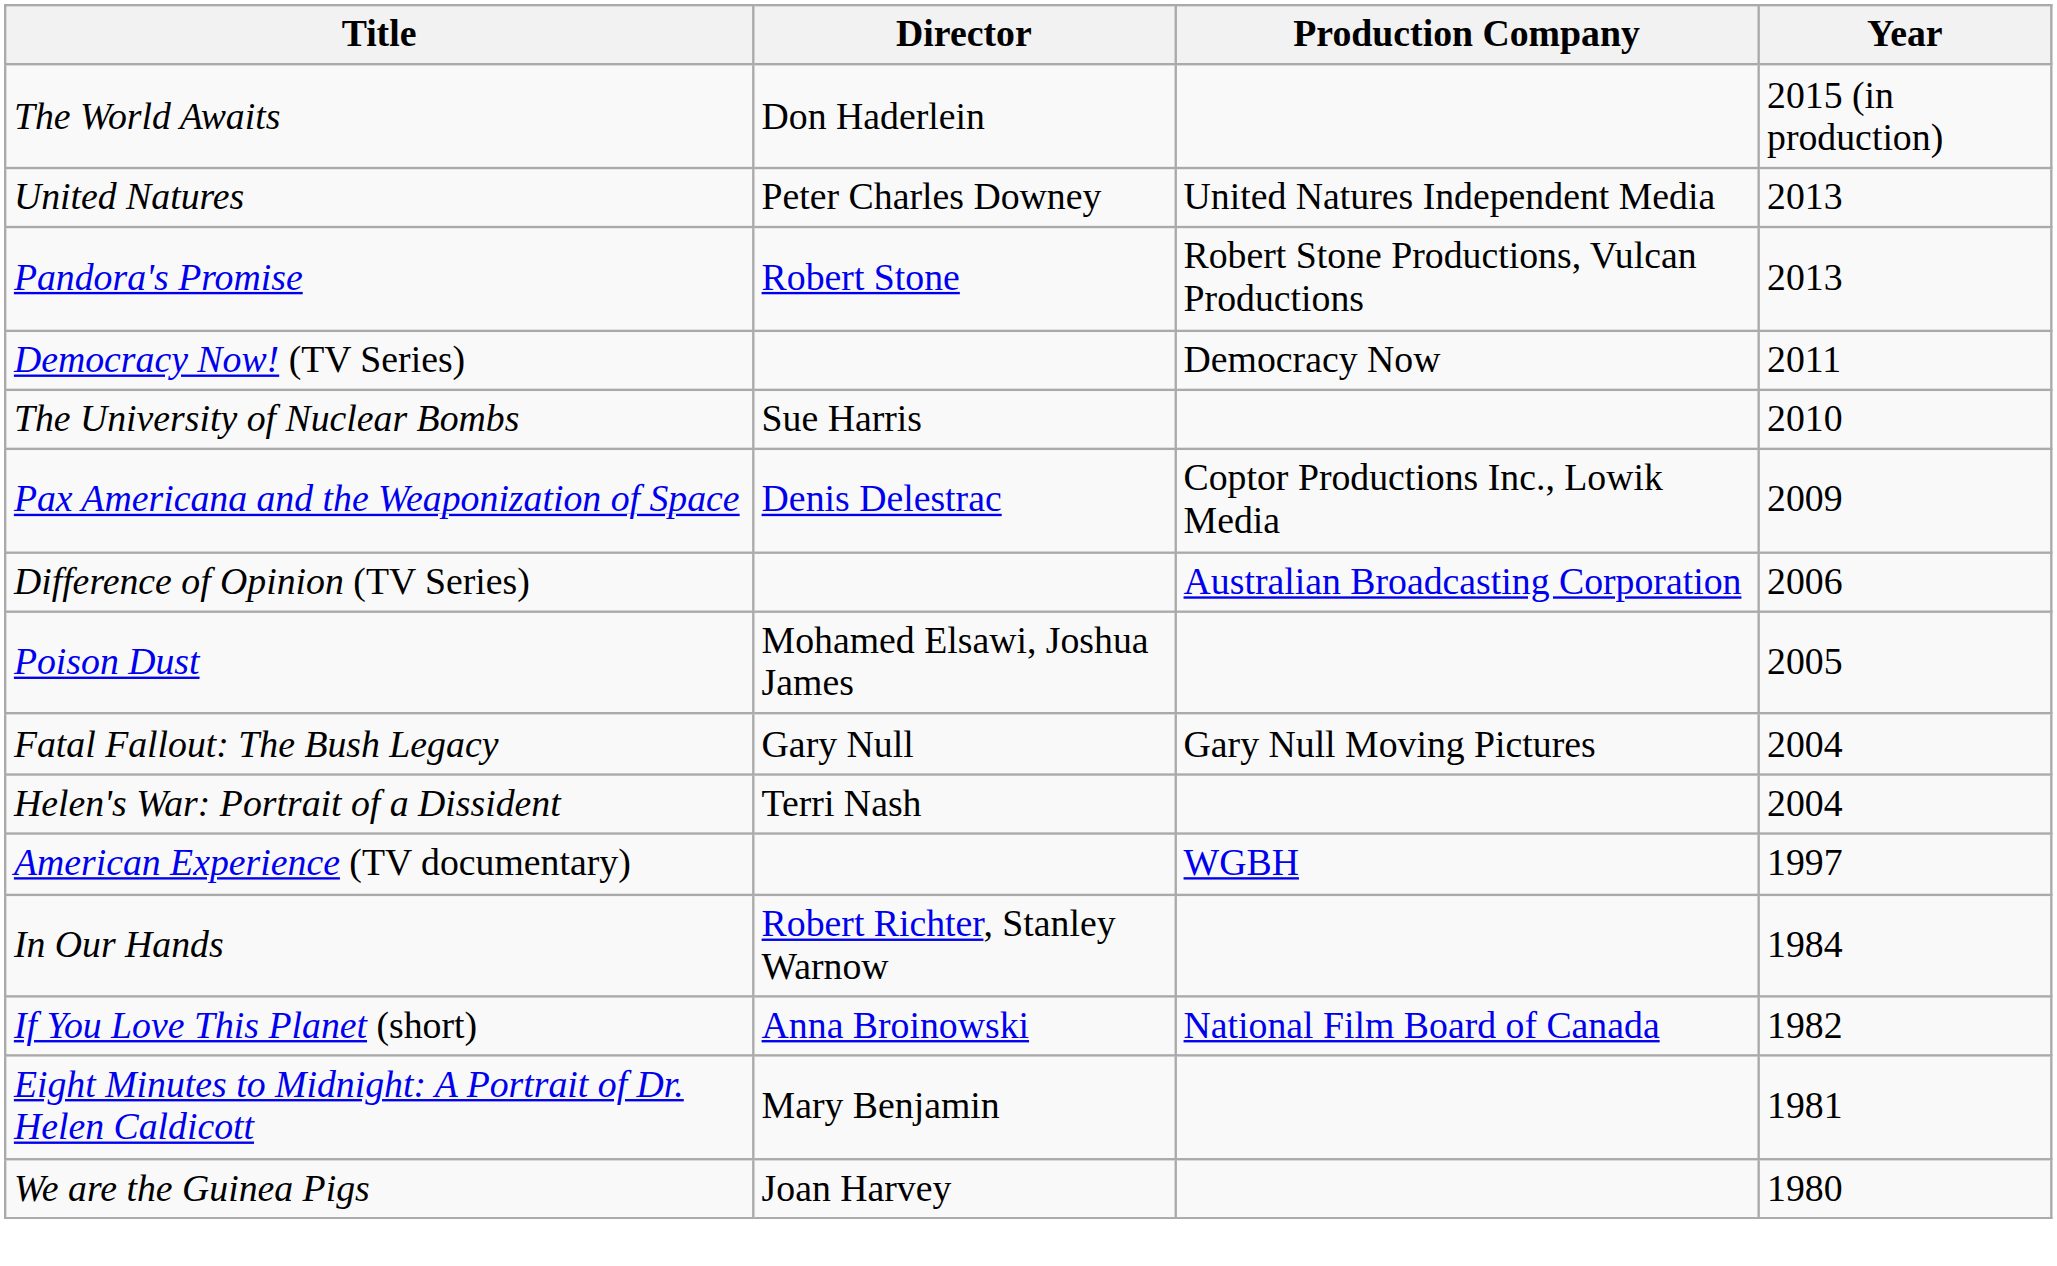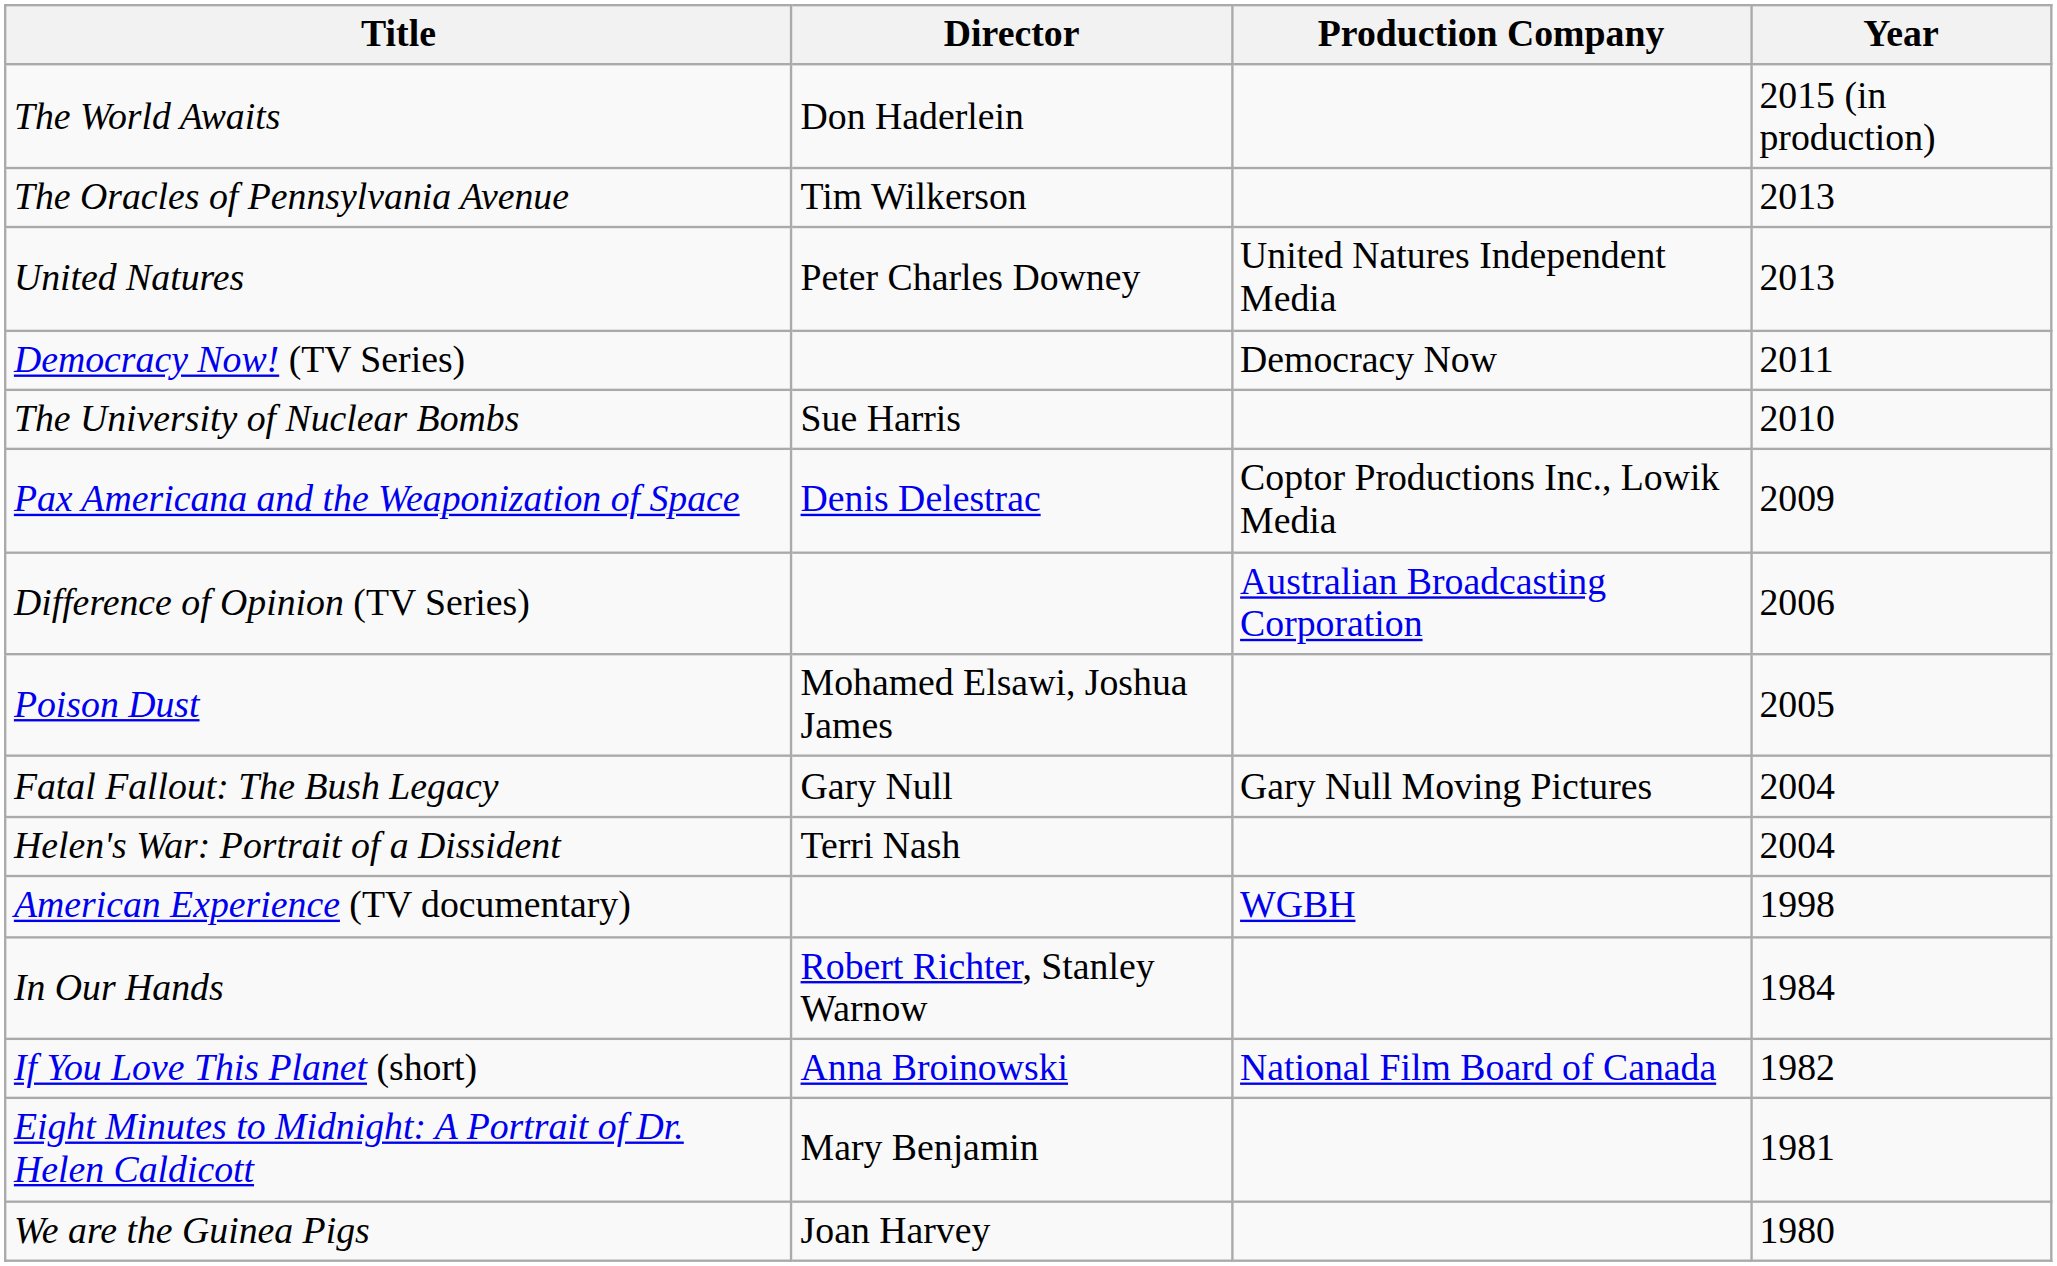+ row: (291, 196)
- row: (158, 277)
(1805, 863) 1997 -> (1797, 905) 1998
